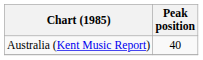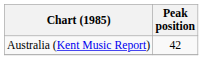(175, 45) 40 -> (175, 45) 42
